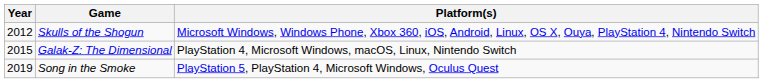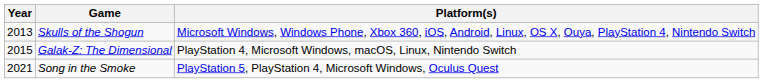(20, 31) 2012 -> (20, 31) 2013
(20, 68) 2019 -> (20, 68) 2021
